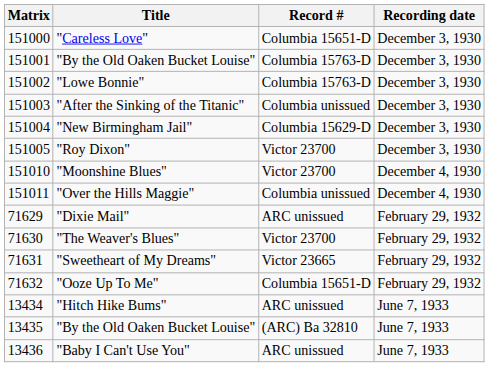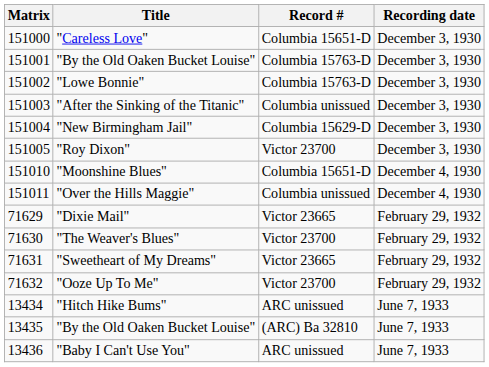(299, 171) Victor 23700 -> (316, 171) Columbia 15651-D
(303, 216) ARC unissued -> (299, 216) Victor 23665
(316, 283) Columbia 15651-D -> (299, 283) Victor 23700
